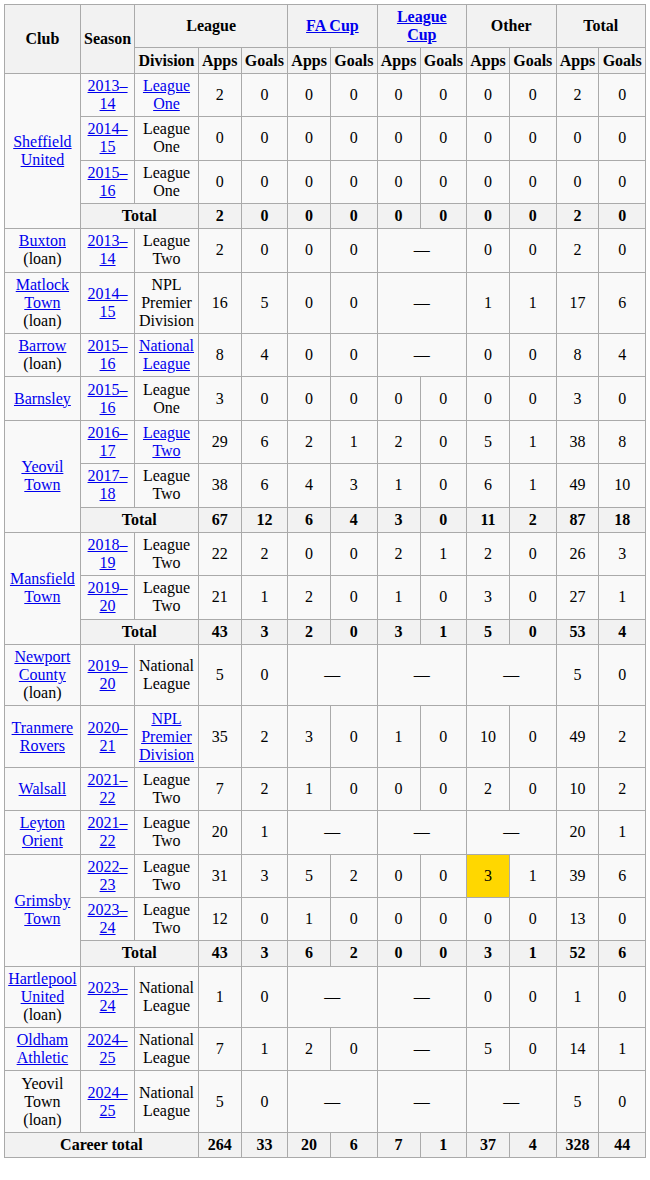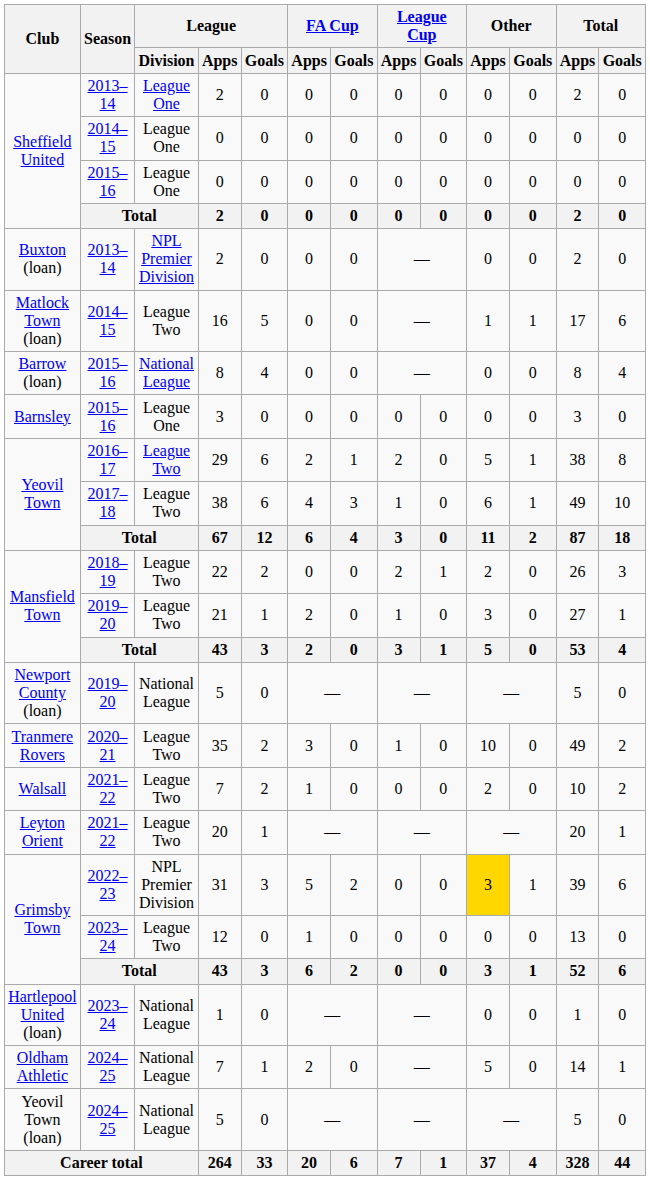(166, 250) League Two -> (166, 259) NPL Premier Division
(166, 302) NPL Premier Division -> (166, 320) League Two
(166, 736) NPL Premier Division -> (166, 745) League Two
(166, 875) League Two -> (166, 884) NPL Premier Division
